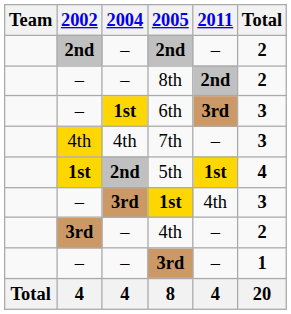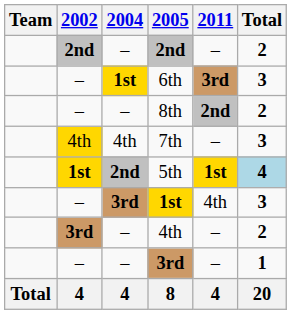rows swapped: (170, 80) <-> (170, 111)
(262, 172) no background -> (262, 172) lightblue background
